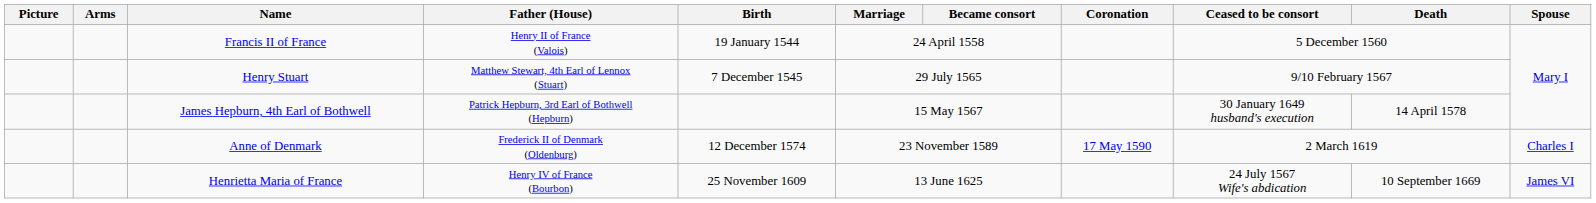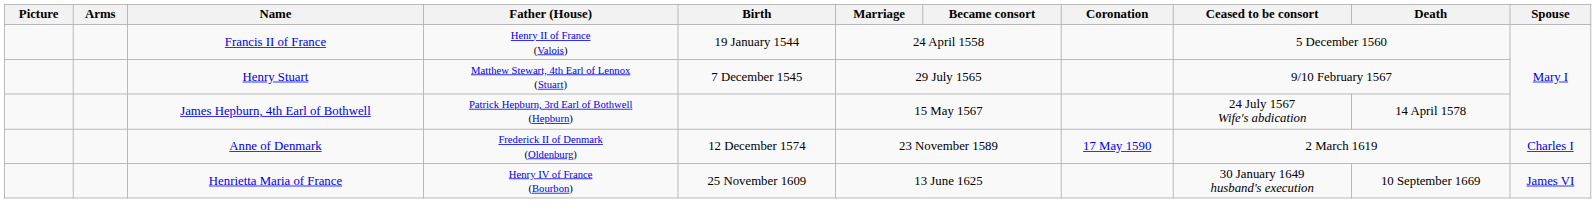(1262, 111) 30 January 1649 husband's execution -> (1262, 111) 24 July 1567 Wife's abdication
(1262, 180) 24 July 1567 Wife's abdication -> (1262, 180) 30 January 1649 husband's execution
